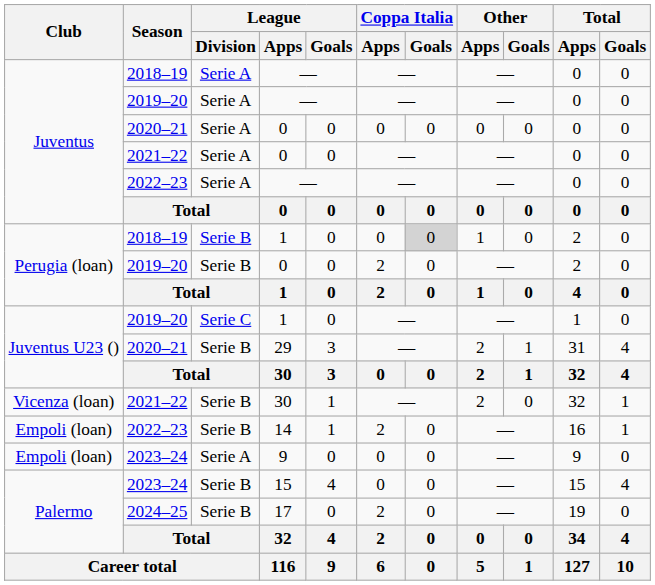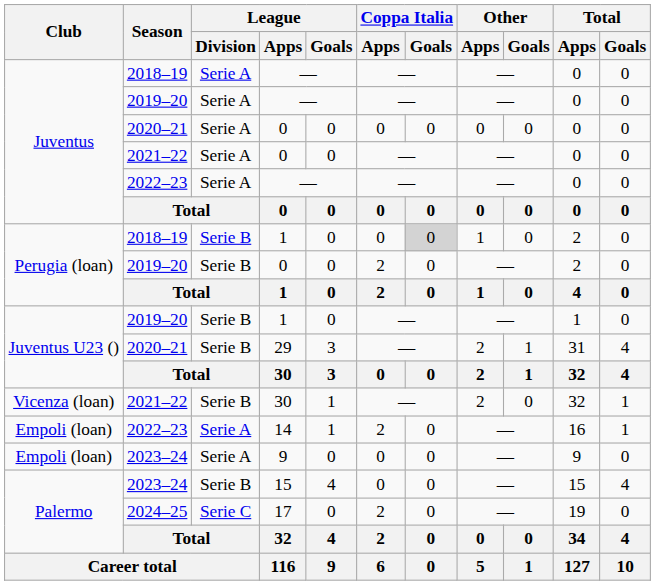(226, 319) Serie C -> (226, 319) Serie B
(226, 429) Serie B -> (226, 429) Serie A
(226, 511) Serie B -> (226, 511) Serie C
